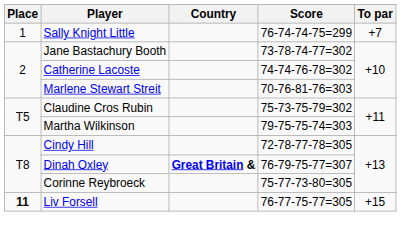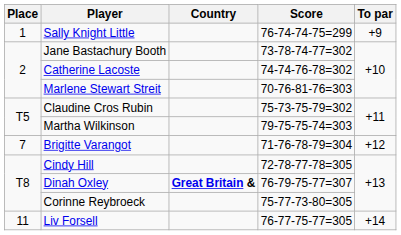(375, 33) +7 -> (375, 33) +9
+ row: (87, 145)
(23, 202) bold -> (23, 220) normal
(375, 202) +15 -> (375, 220) +14
